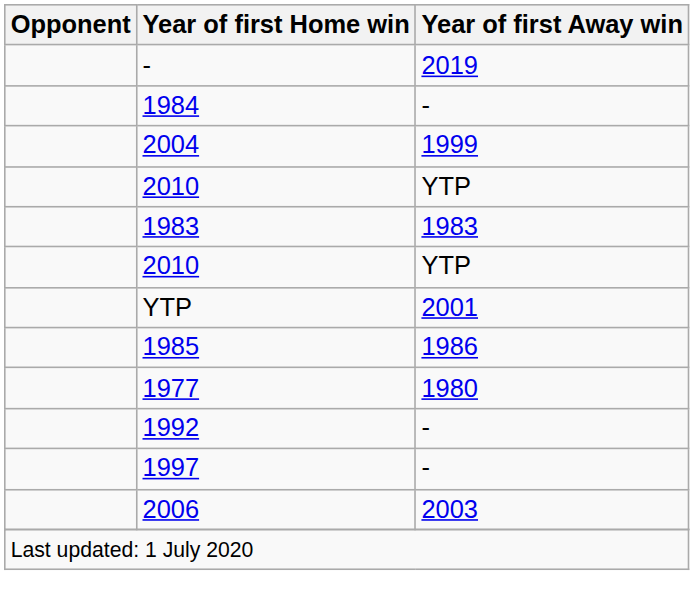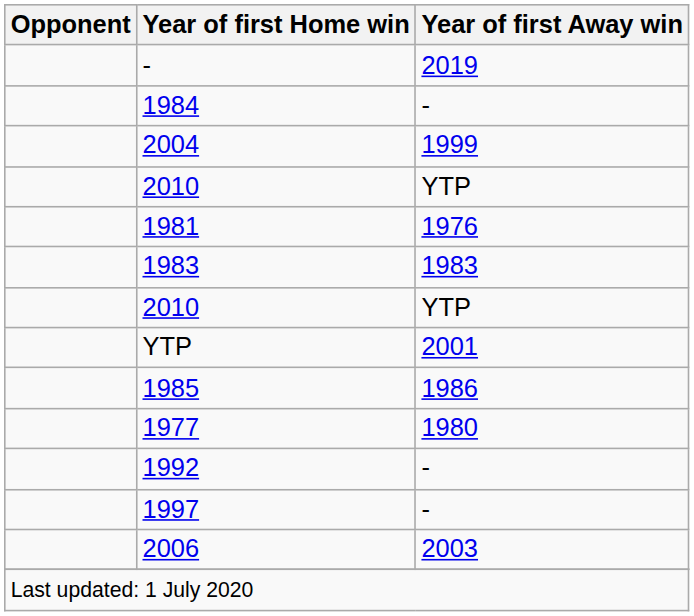+ row: (171, 226)
